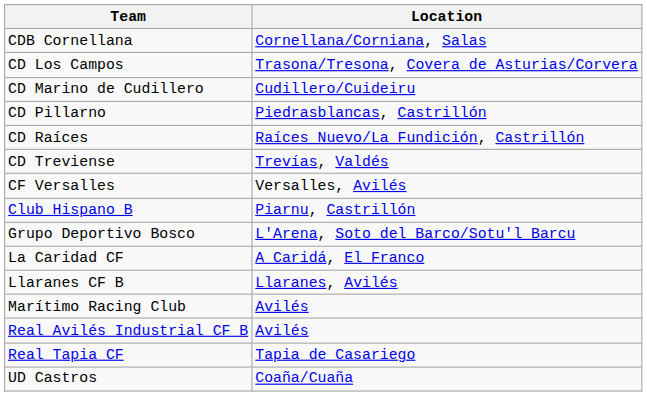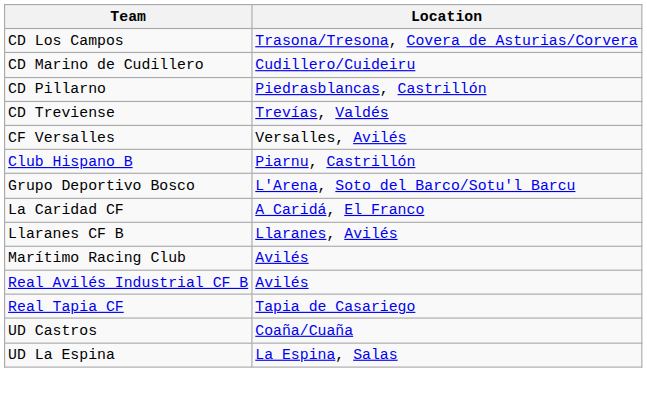- row: (70, 41)
- row: (48, 137)
+ row: (61, 355)
